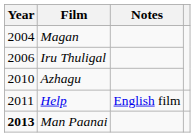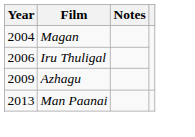(21, 79) 2010 -> (21, 79) 2009
- row: (54, 100)
(21, 121) bold -> (21, 100) normal
